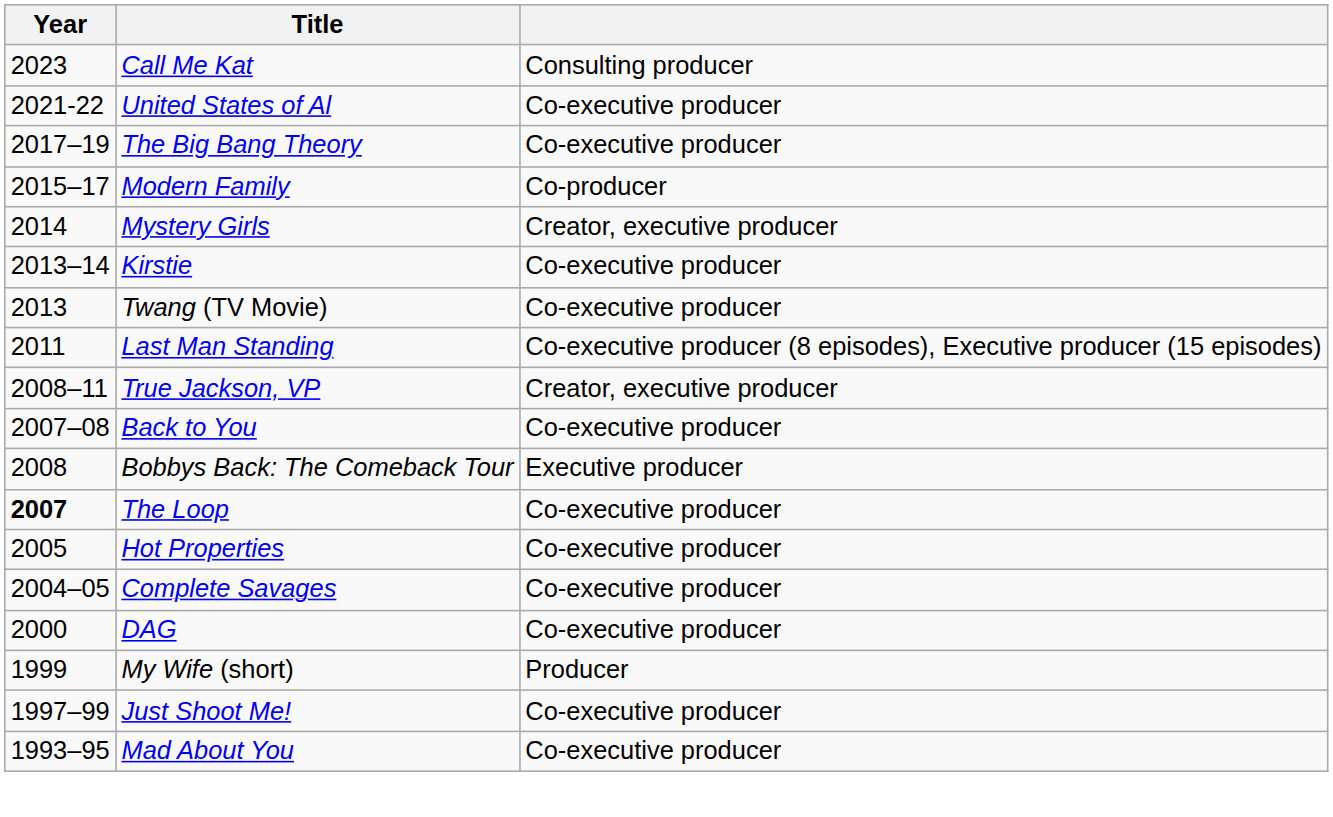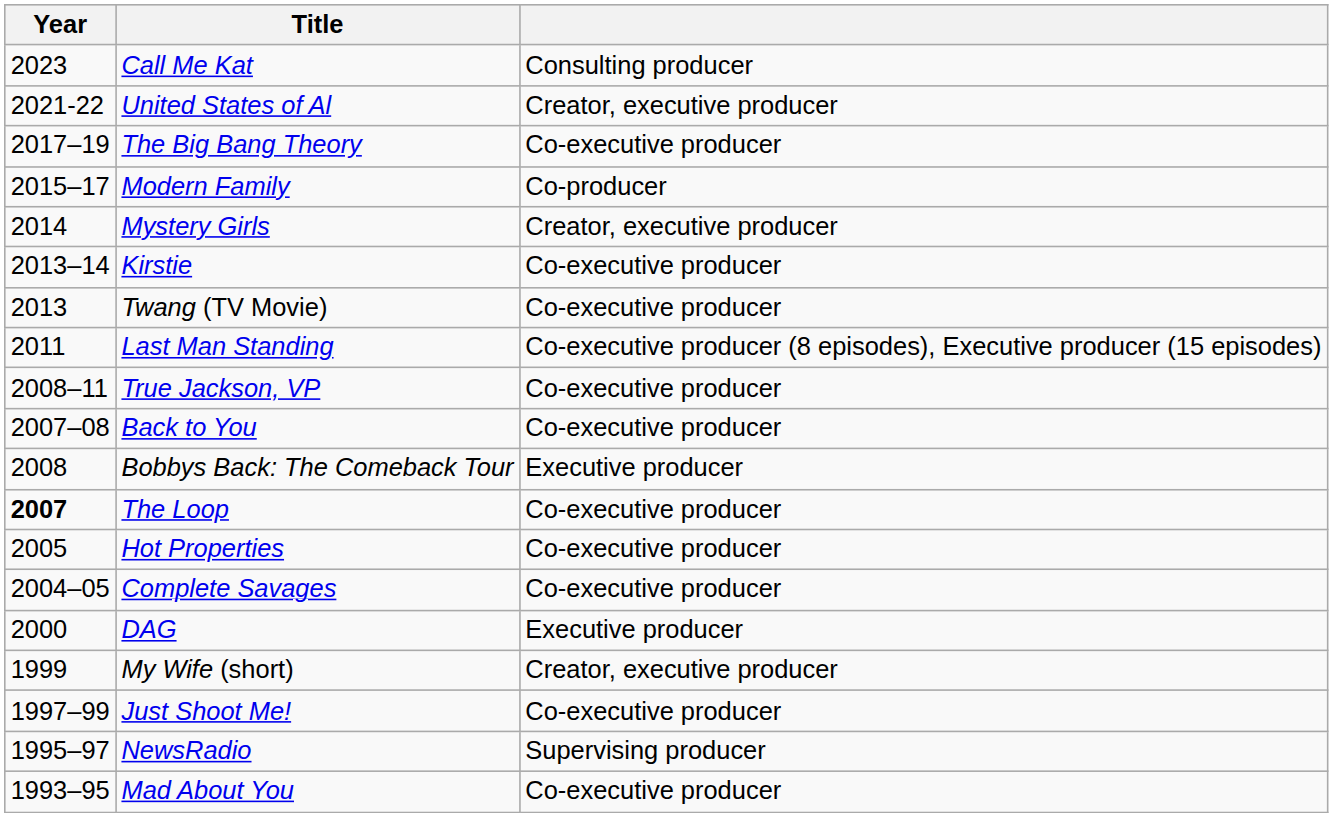(653, 105) Co-executive producer -> (682, 105) Creator, executive producer
(682, 387) Creator, executive producer -> (653, 387) Co-executive producer
(653, 629) Co-executive producer -> (634, 629) Executive producer
(577, 670) Producer -> (682, 670) Creator, executive producer
+ row: (186, 750)
